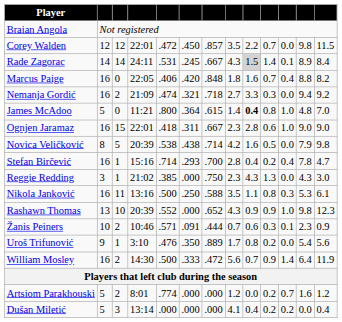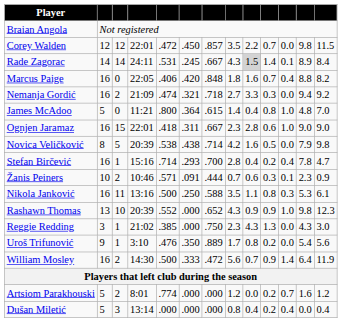(252, 111) bold -> (252, 111) normal
rows swapped: (40, 177) <-> (35, 227)
(234, 309) 4.1 -> (234, 309) 0.8
(287, 309) 0.2 -> (287, 309) 0.4
